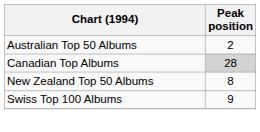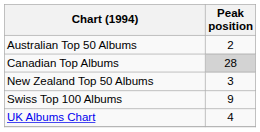(231, 81) 8 -> (231, 81) 3
+ row: (51, 117)
